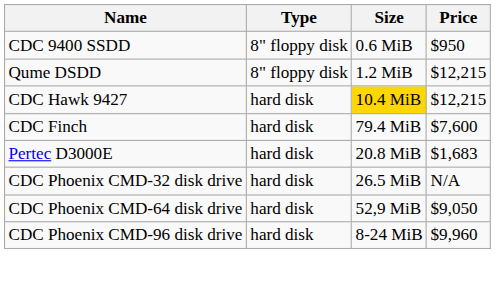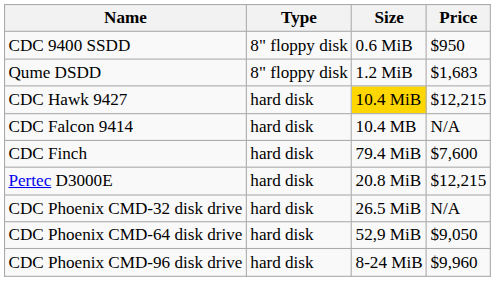(458, 72) $12,215 -> (454, 72) $1,683
+ row: (71, 126)
(454, 153) $1,683 -> (458, 180) $12,215
